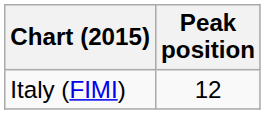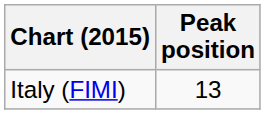(208, 89) 12 -> (208, 89) 13
